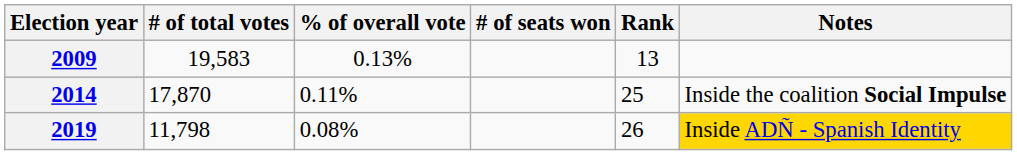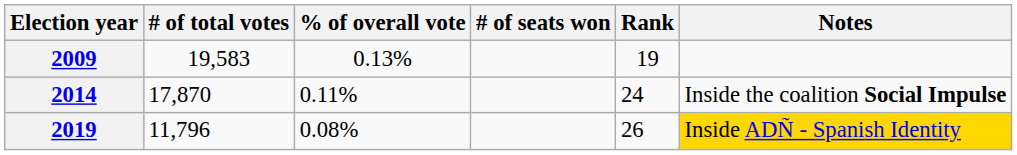(648, 58) 13 -> (648, 58) 19
(632, 94) 25 -> (632, 94) 24
(179, 130) 11,798 -> (179, 130) 11,796
